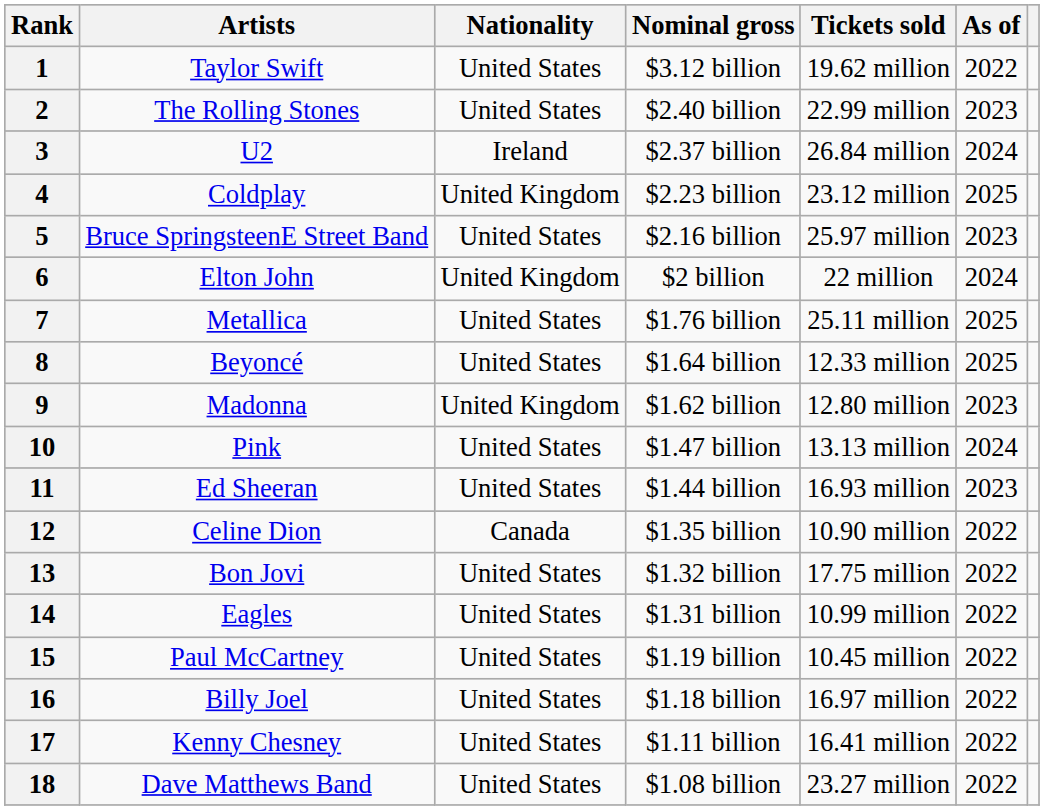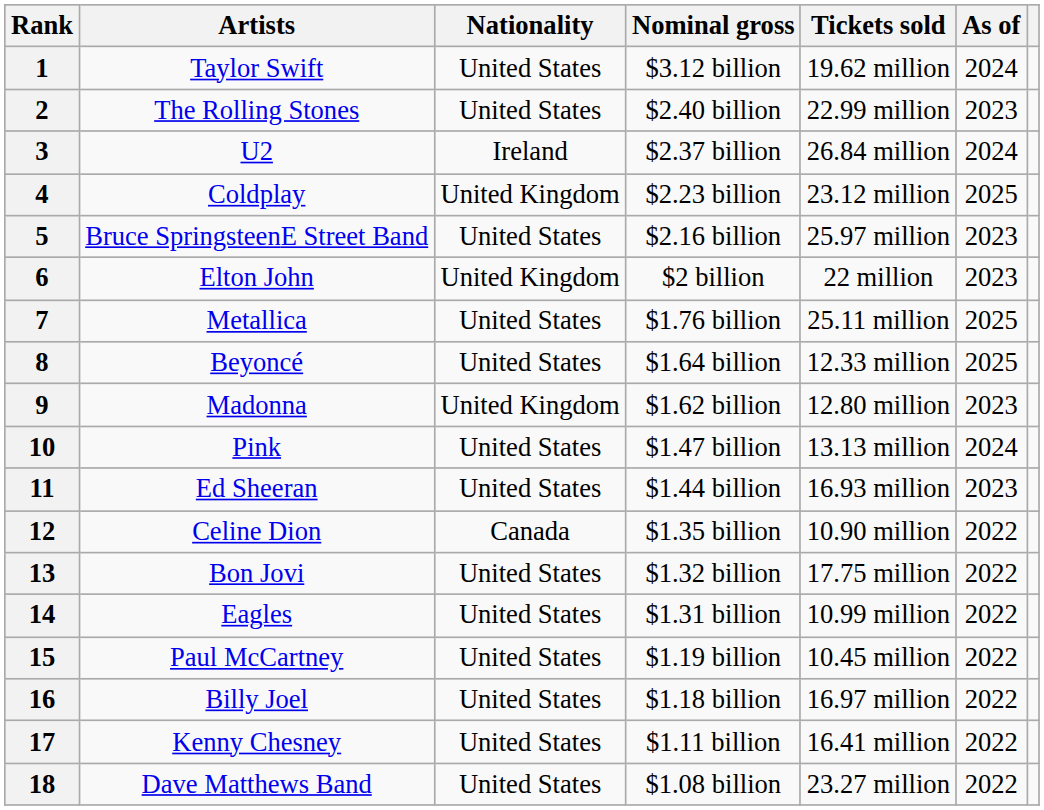(991, 67) 2022 -> (991, 67) 2024
(991, 278) 2024 -> (991, 278) 2023
